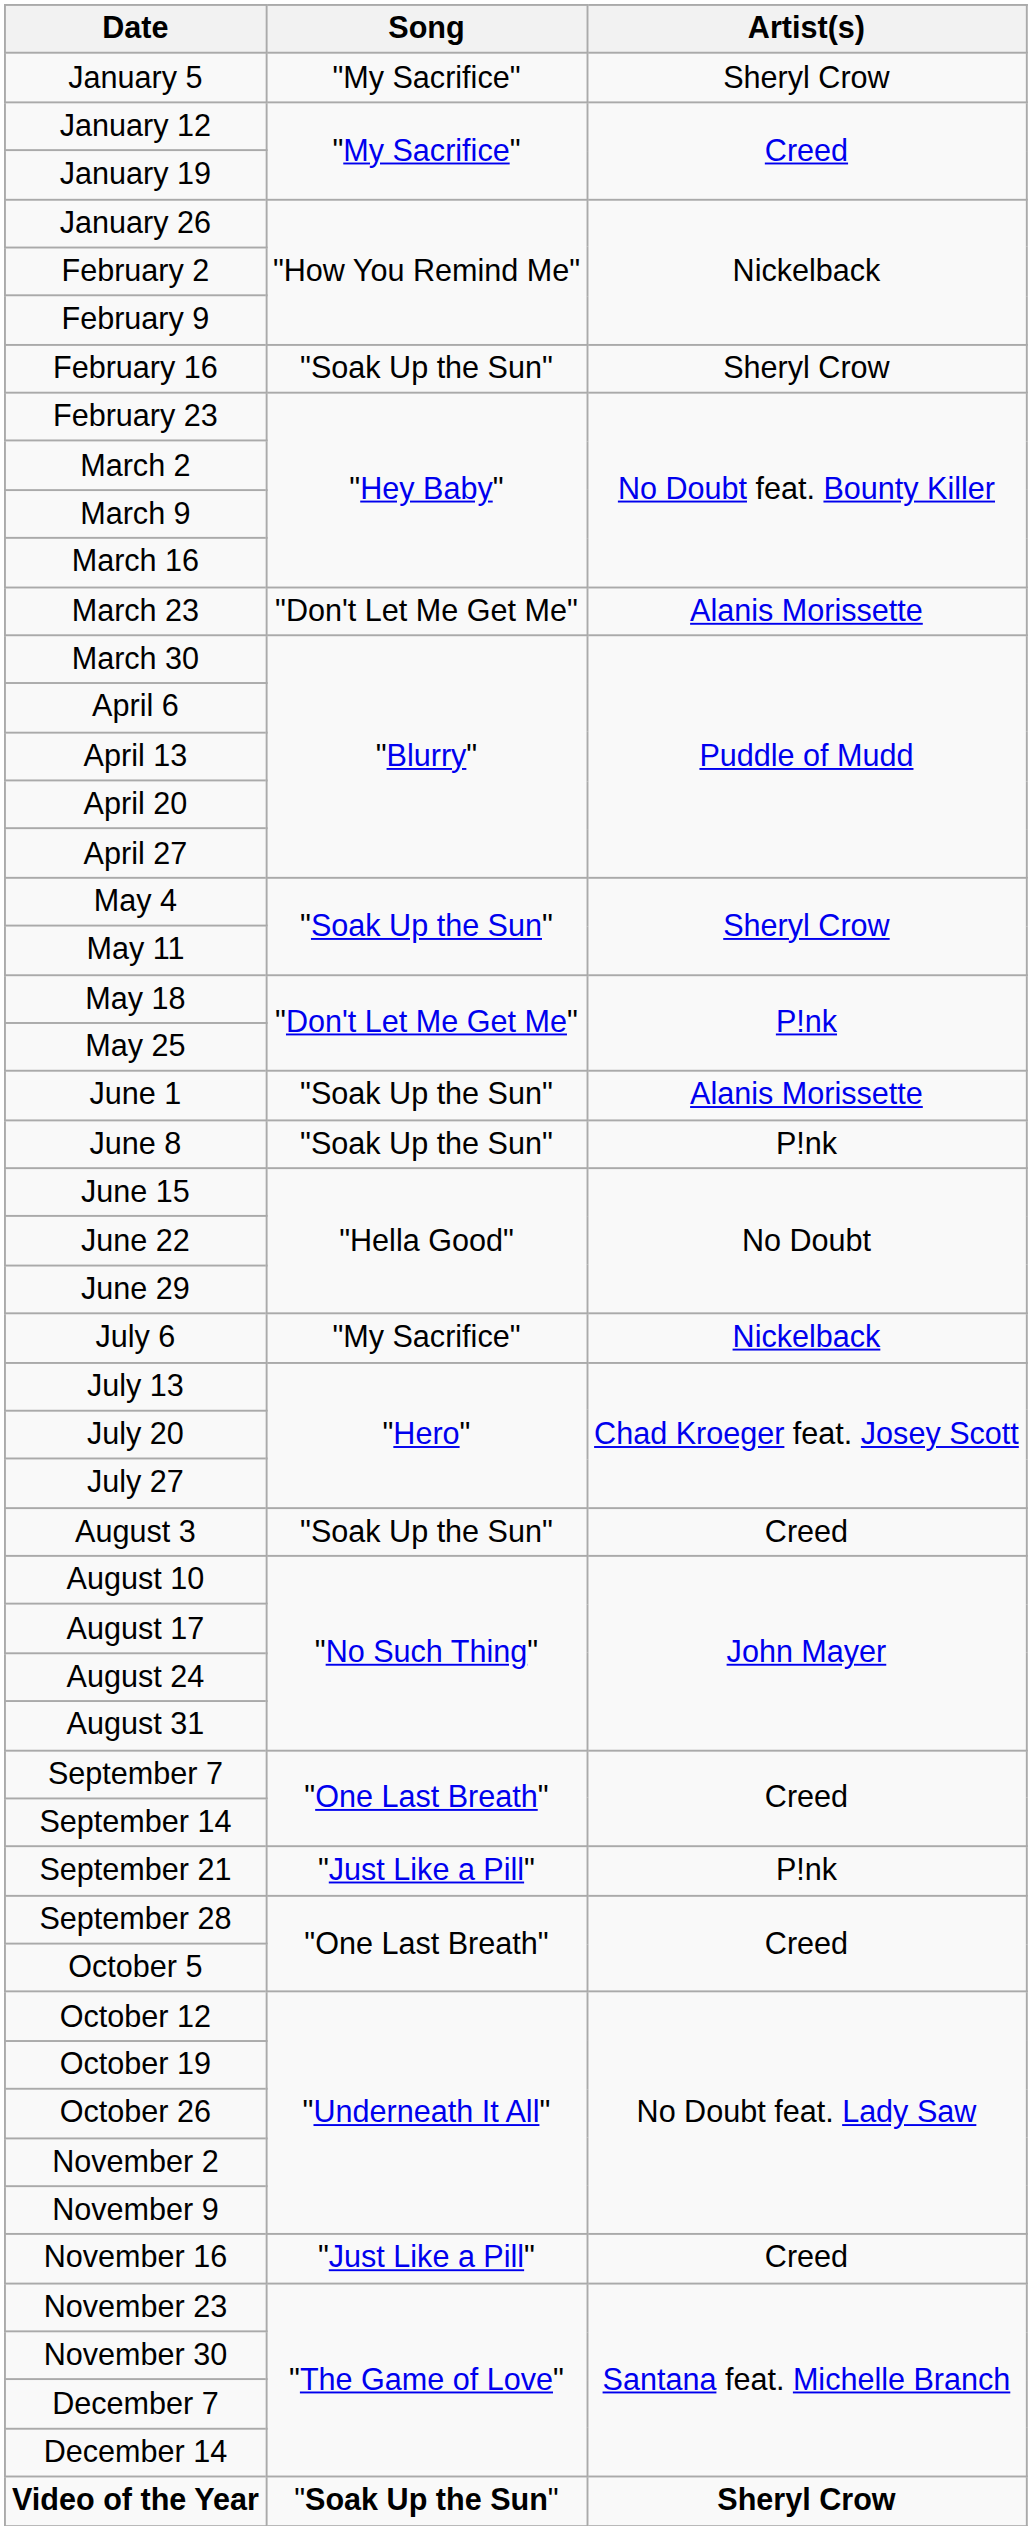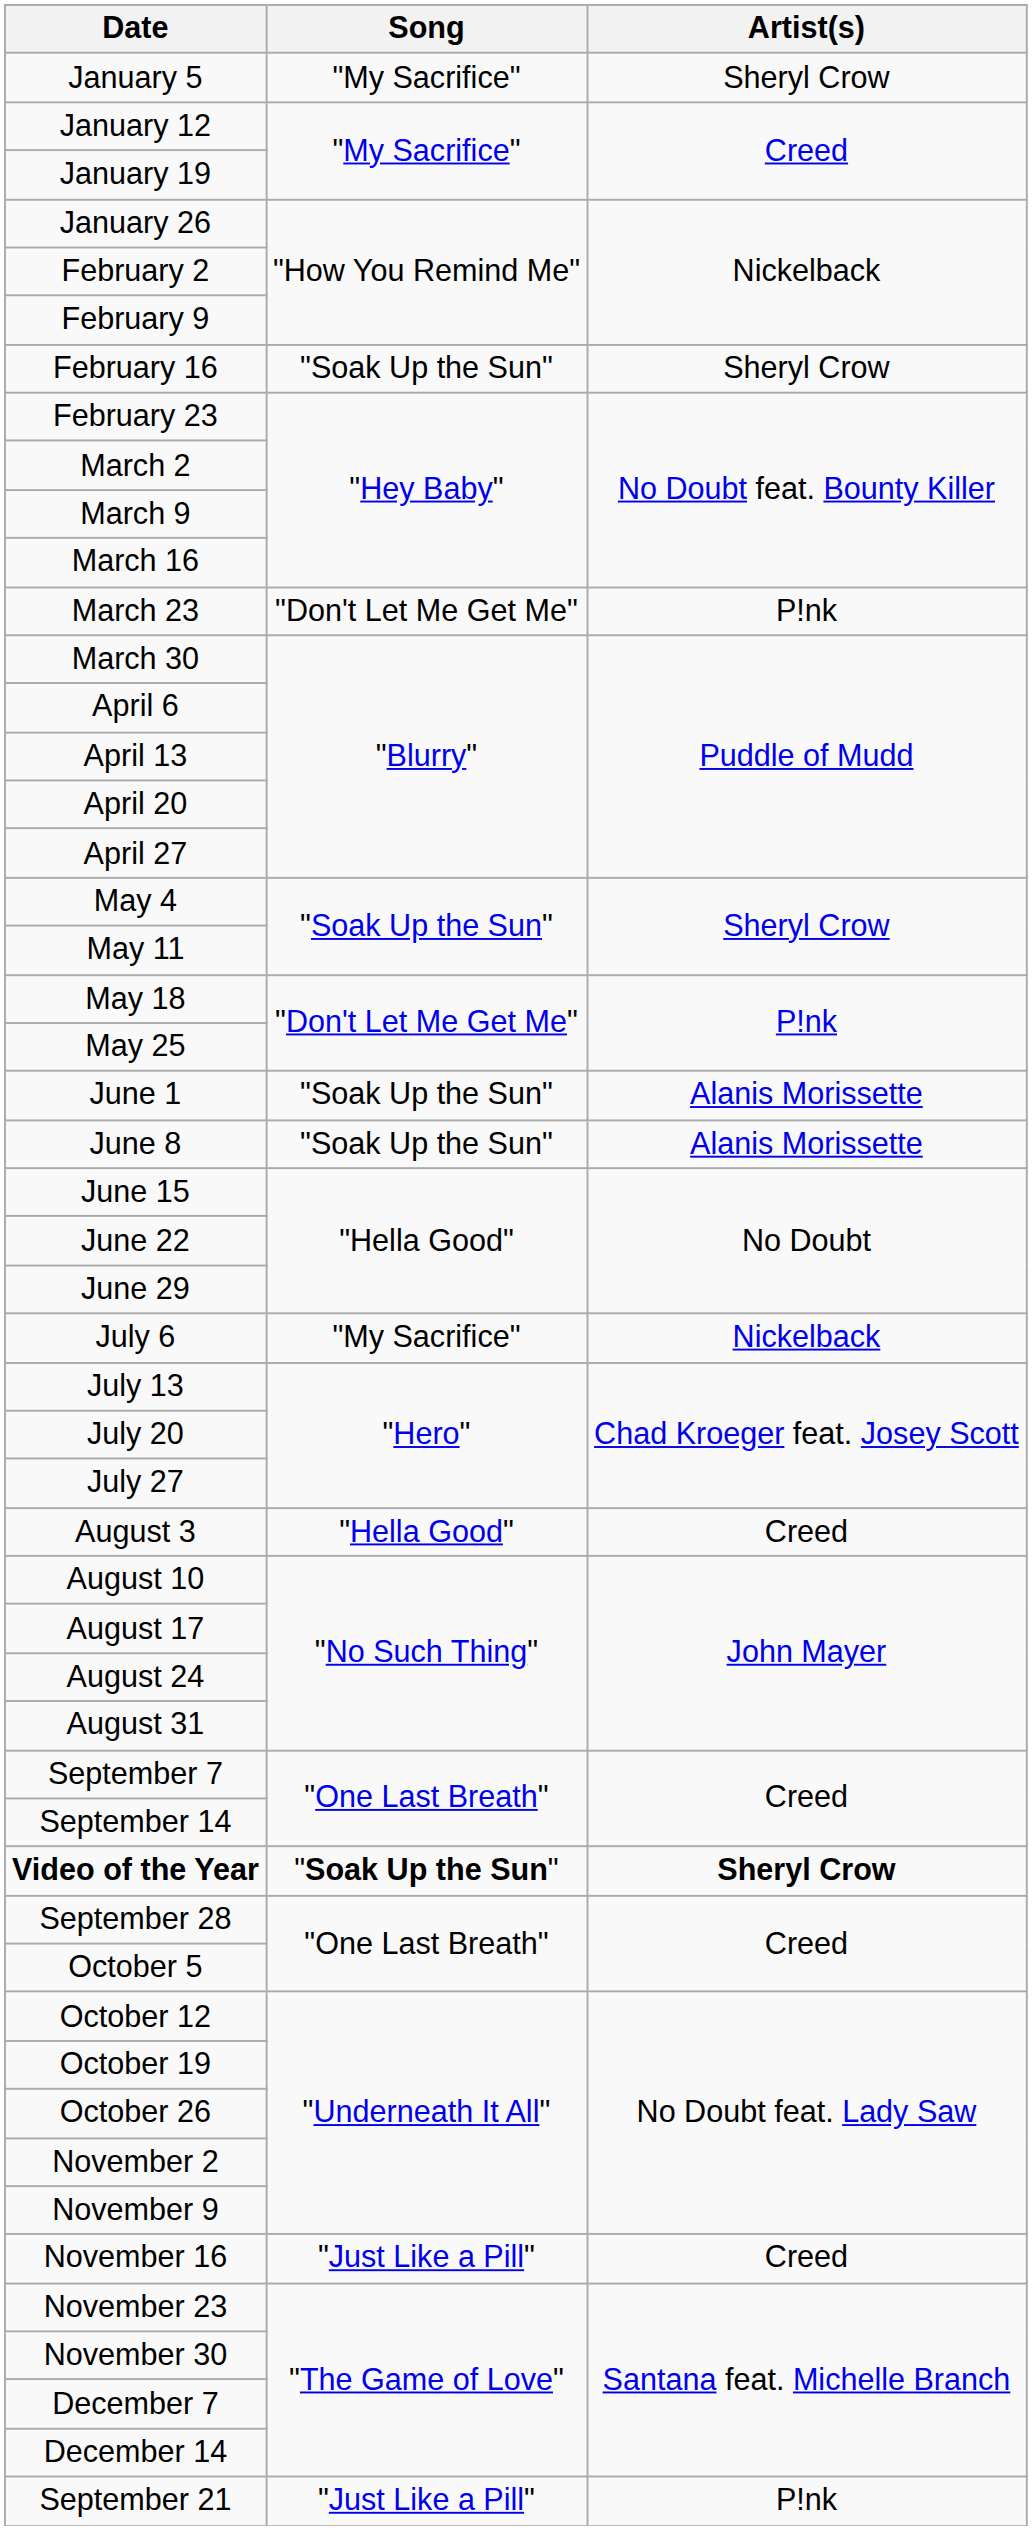(806, 610) Alanis Morissette -> (806, 610) P!nk
(806, 1143) P!nk -> (806, 1143) Alanis Morissette
(426, 1531) "Soak Up the Sun" -> (426, 1531) "Hella Good"
rows swapped: (135, 1870) <-> (135, 2500)
